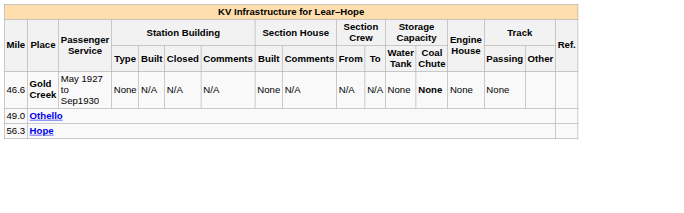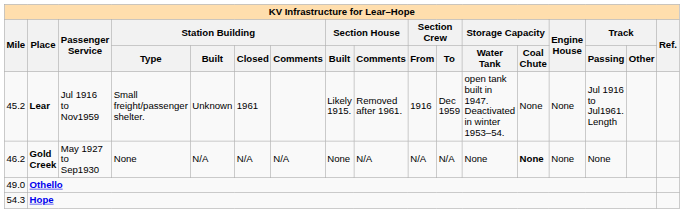+ row: (40, 106)
(16, 90) 46.6 -> (16, 159) 46.2
(16, 131) 56.3 -> (16, 200) 54.3
